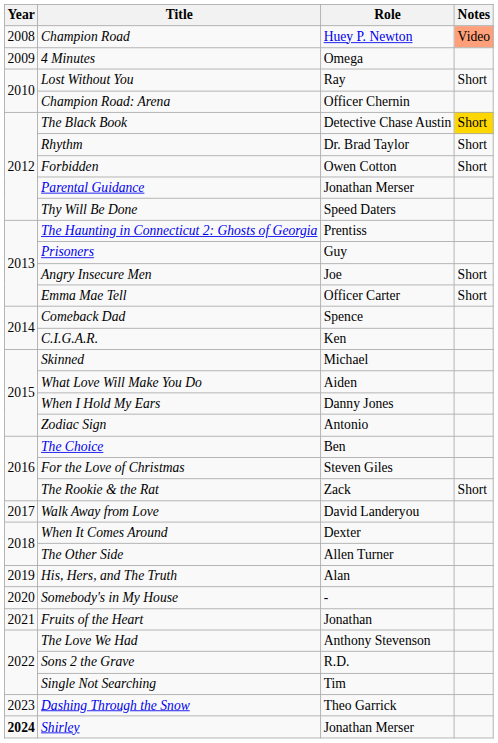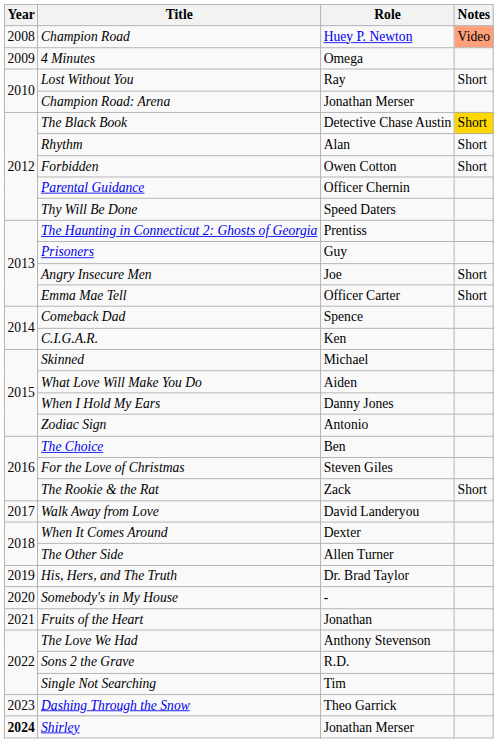(367, 101) Officer Chernin -> (369, 101) Jonathan Merser
(366, 144) Dr. Brad Taylor -> (337, 144) Alan
(369, 187) Jonathan Merser -> (367, 187) Officer Chernin
(337, 576) Alan -> (366, 576) Dr. Brad Taylor
